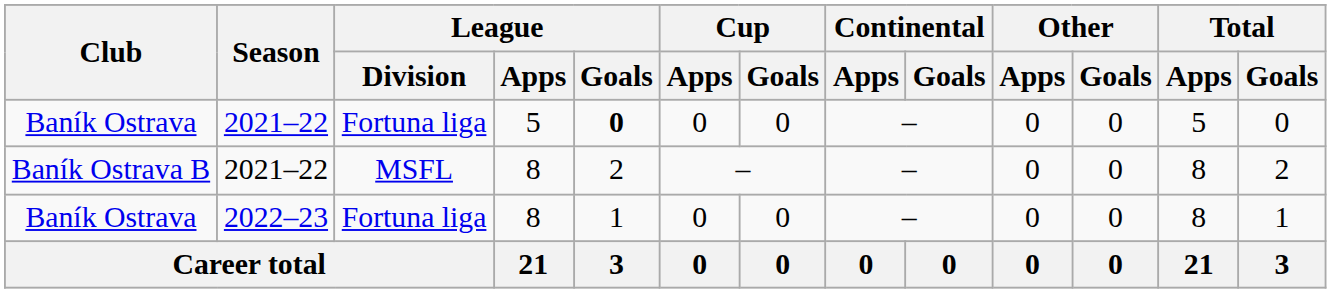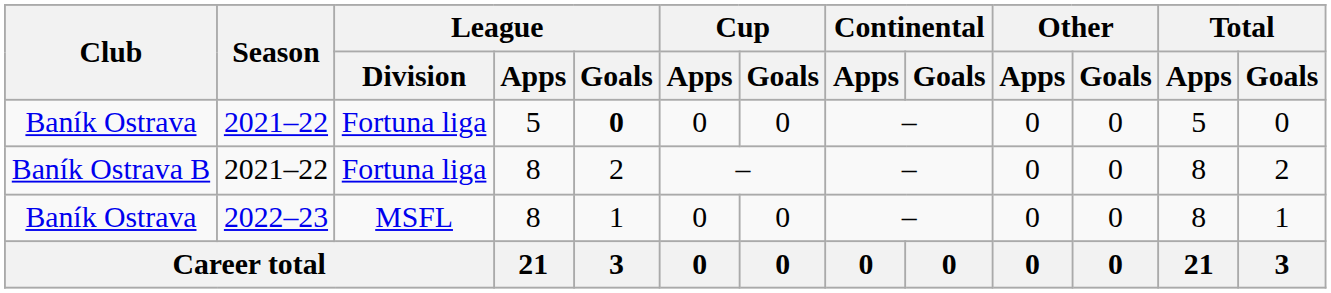(414, 169) MSFL -> (414, 169) Fortuna liga
(414, 216) Fortuna liga -> (414, 216) MSFL
